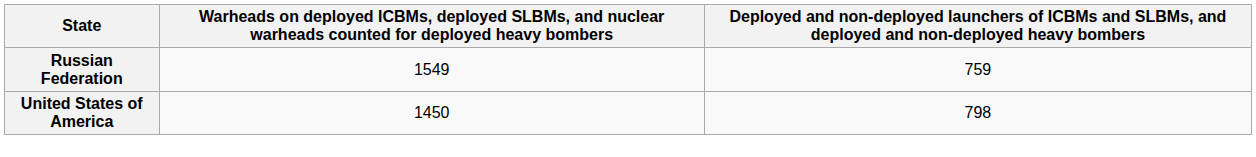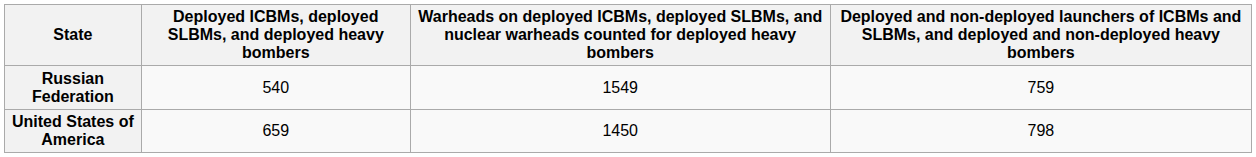+ column: (276, 35)
